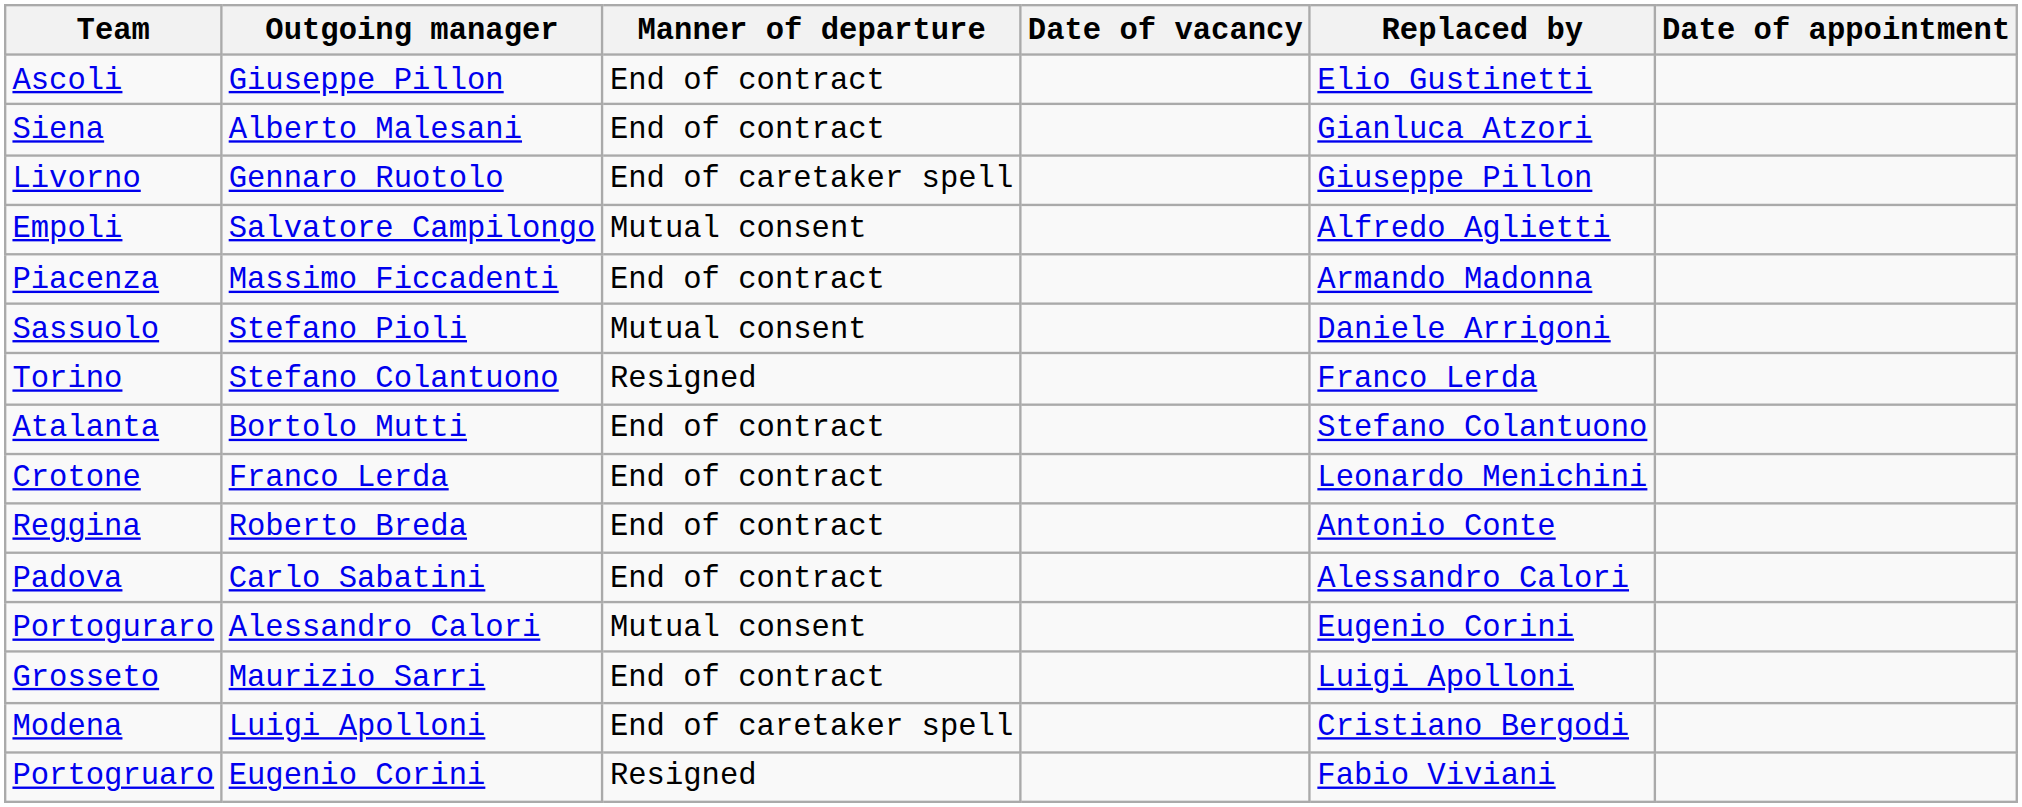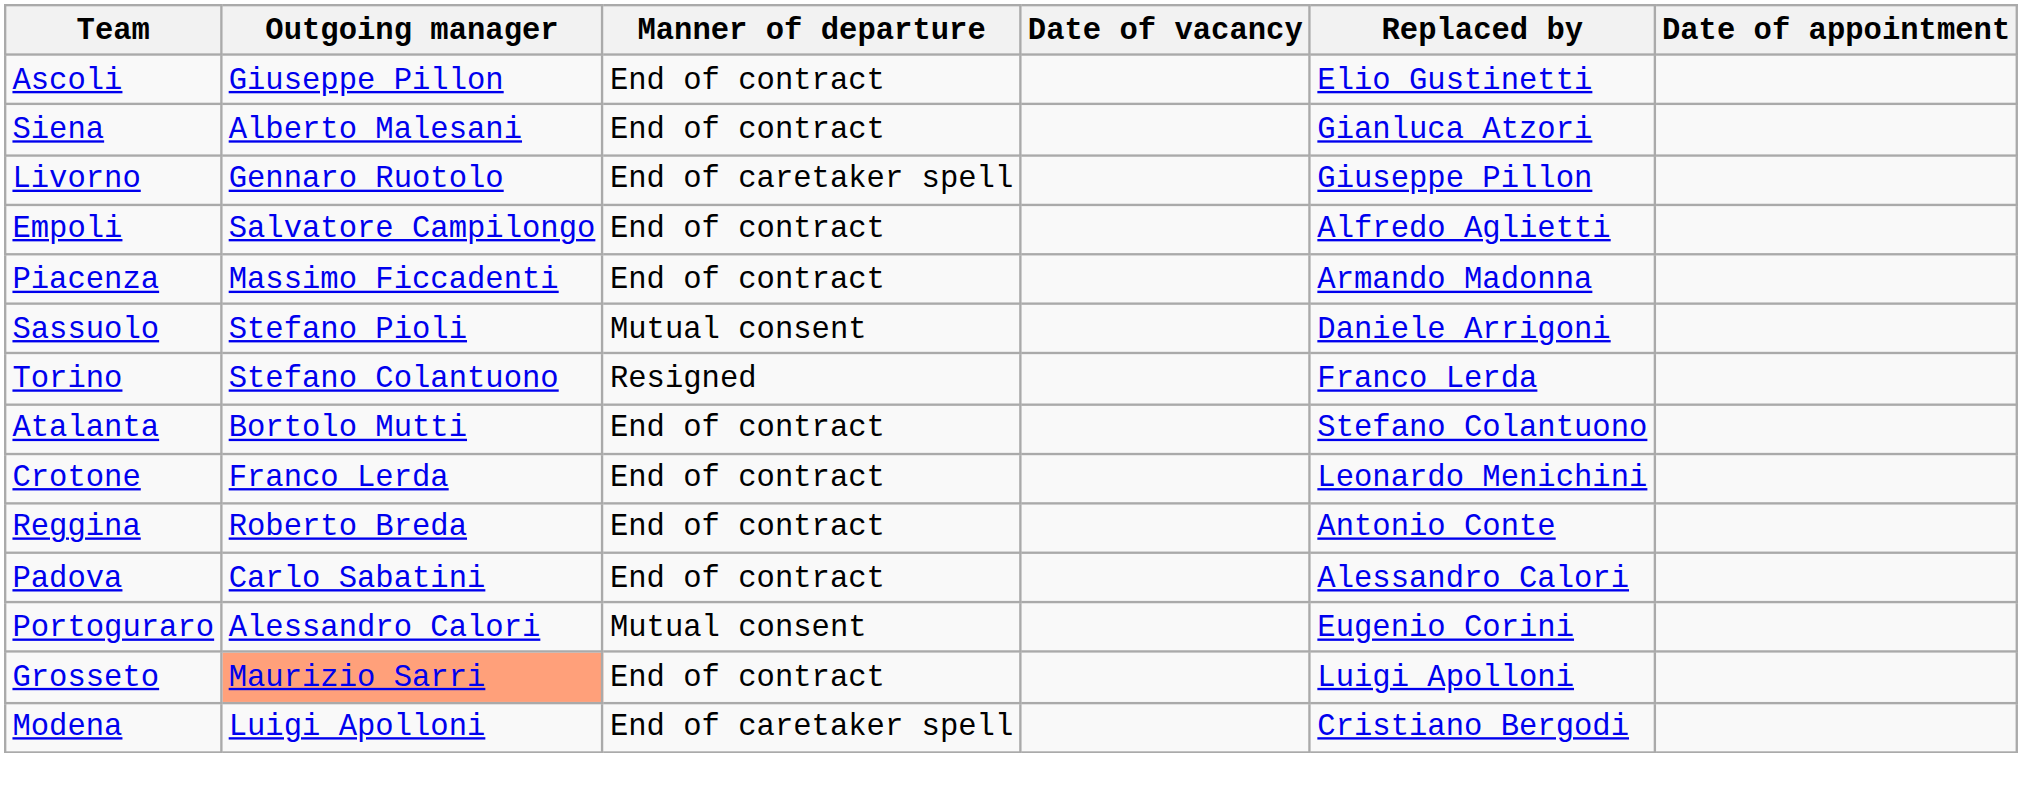(738, 229) Mutual consent -> (747, 229) End of contract
(357, 677) no background -> (357, 677) lightsalmon background
- row: (113, 777)
